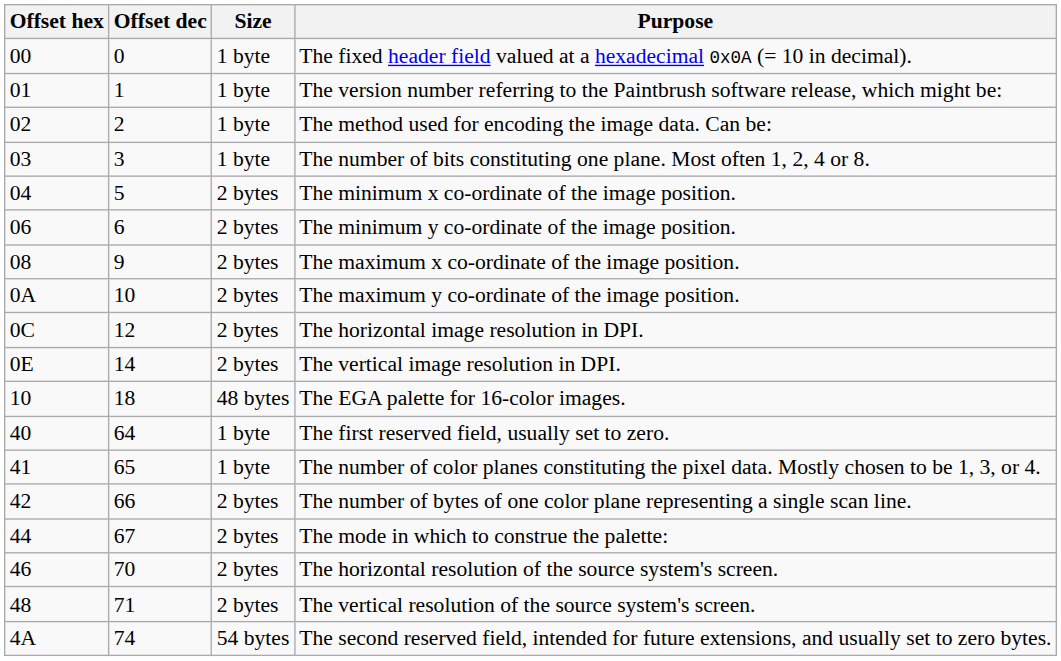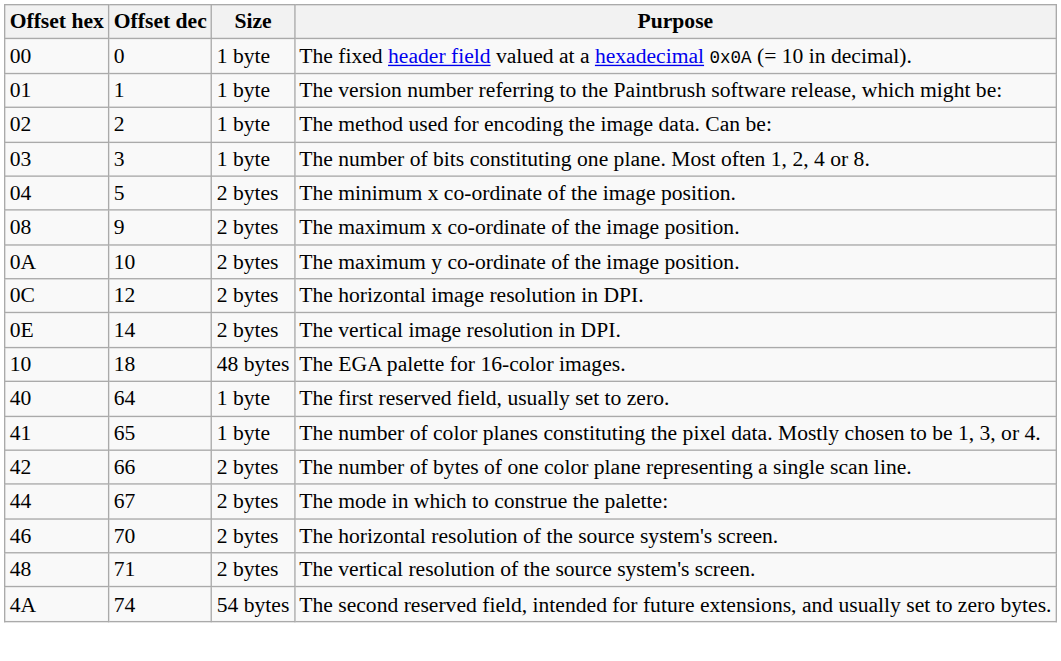- row: (518, 227)
